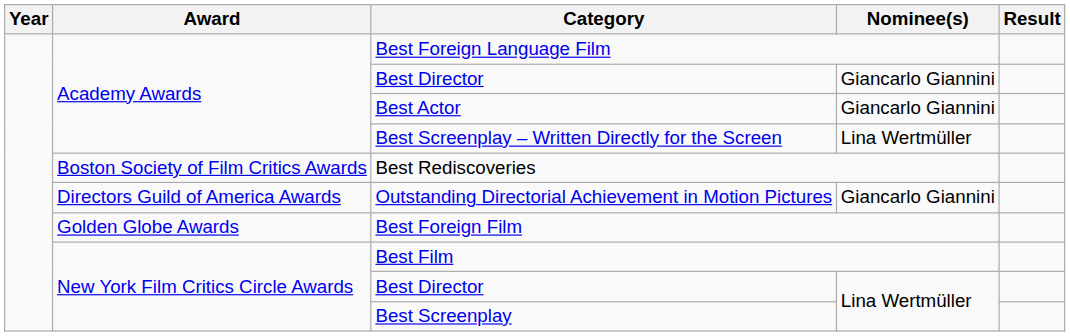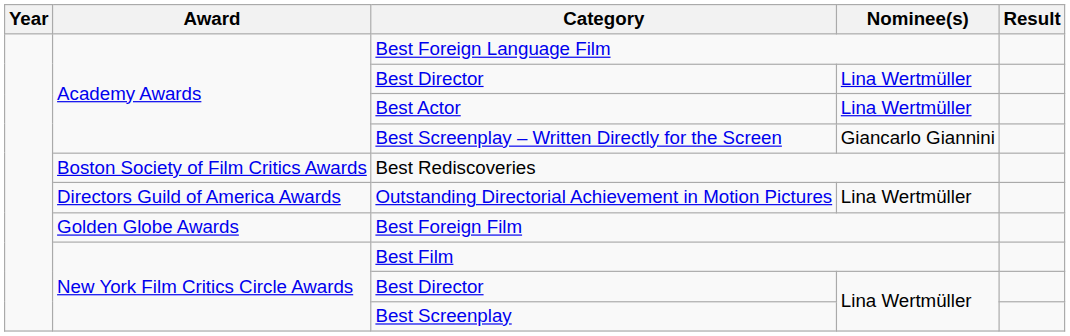(918, 78) Giancarlo Giannini -> (906, 78) Lina Wertmüller
(918, 108) Giancarlo Giannini -> (906, 108) Lina Wertmüller
(906, 138) Lina Wertmüller -> (918, 138) Giancarlo Giannini
(918, 197) Giancarlo Giannini -> (906, 197) Lina Wertmüller
